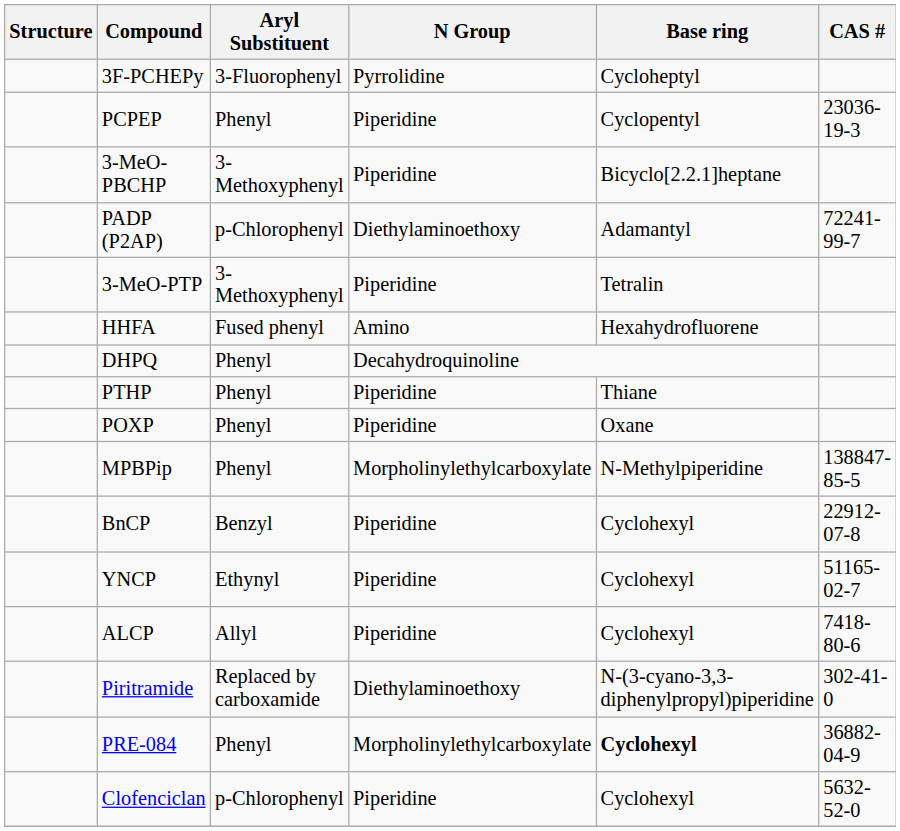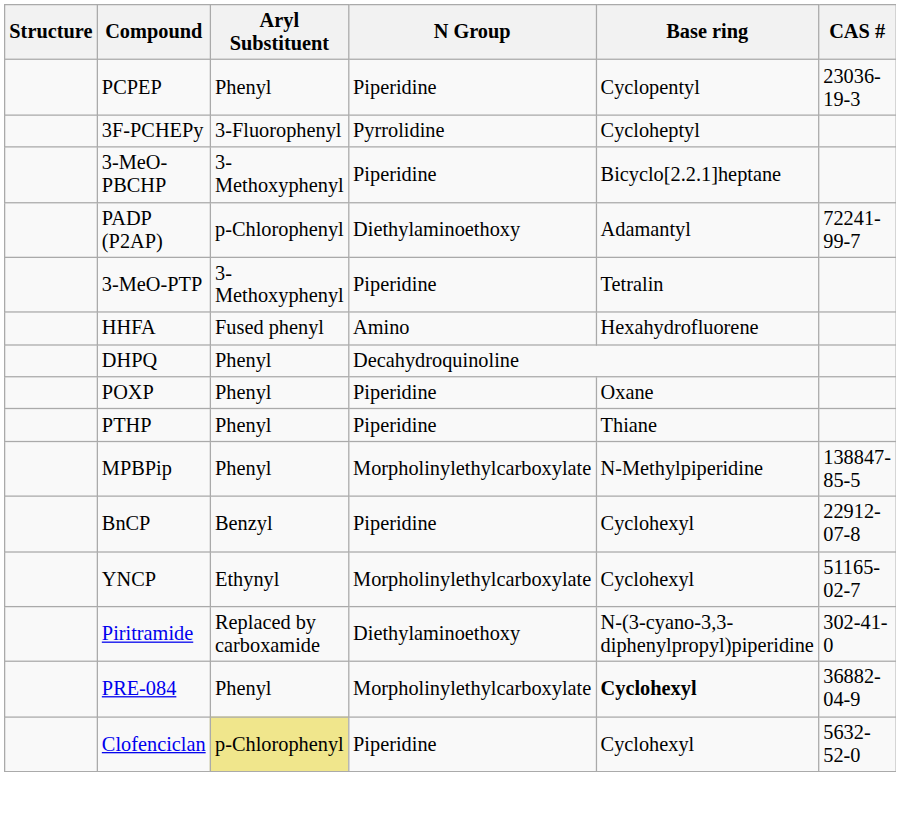rows swapped: (132, 119) <-> (153, 75)
rows swapped: (128, 424) <-> (127, 392)
(395, 578) Piperidine -> (472, 578) Morpholinylethylcarboxylate
- row: (128, 633)
(279, 799) no background -> (279, 744) khaki background
